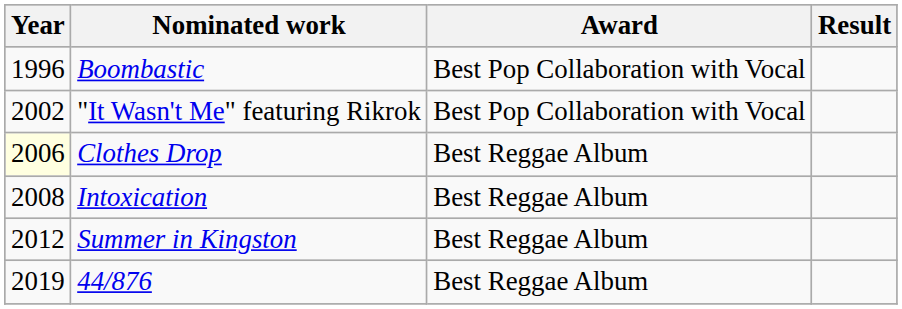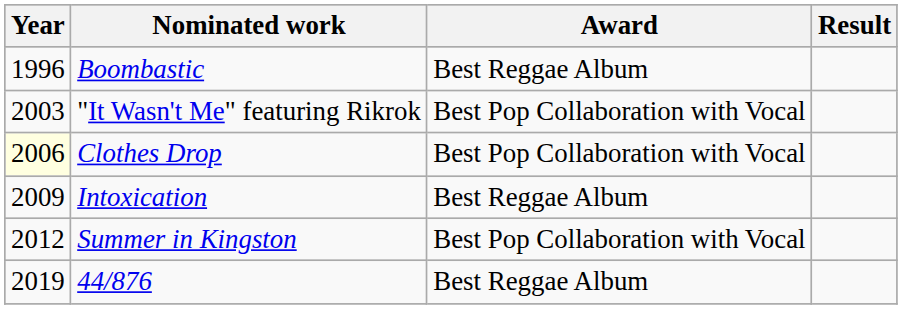(619, 68) Best Pop Collaboration with Vocal -> (541, 68) Best Reggae Album
(38, 111) 2002 -> (38, 111) 2003
(541, 153) Best Reggae Album -> (619, 153) Best Pop Collaboration with Vocal
(38, 196) 2008 -> (38, 196) 2009
(541, 238) Best Reggae Album -> (619, 238) Best Pop Collaboration with Vocal
